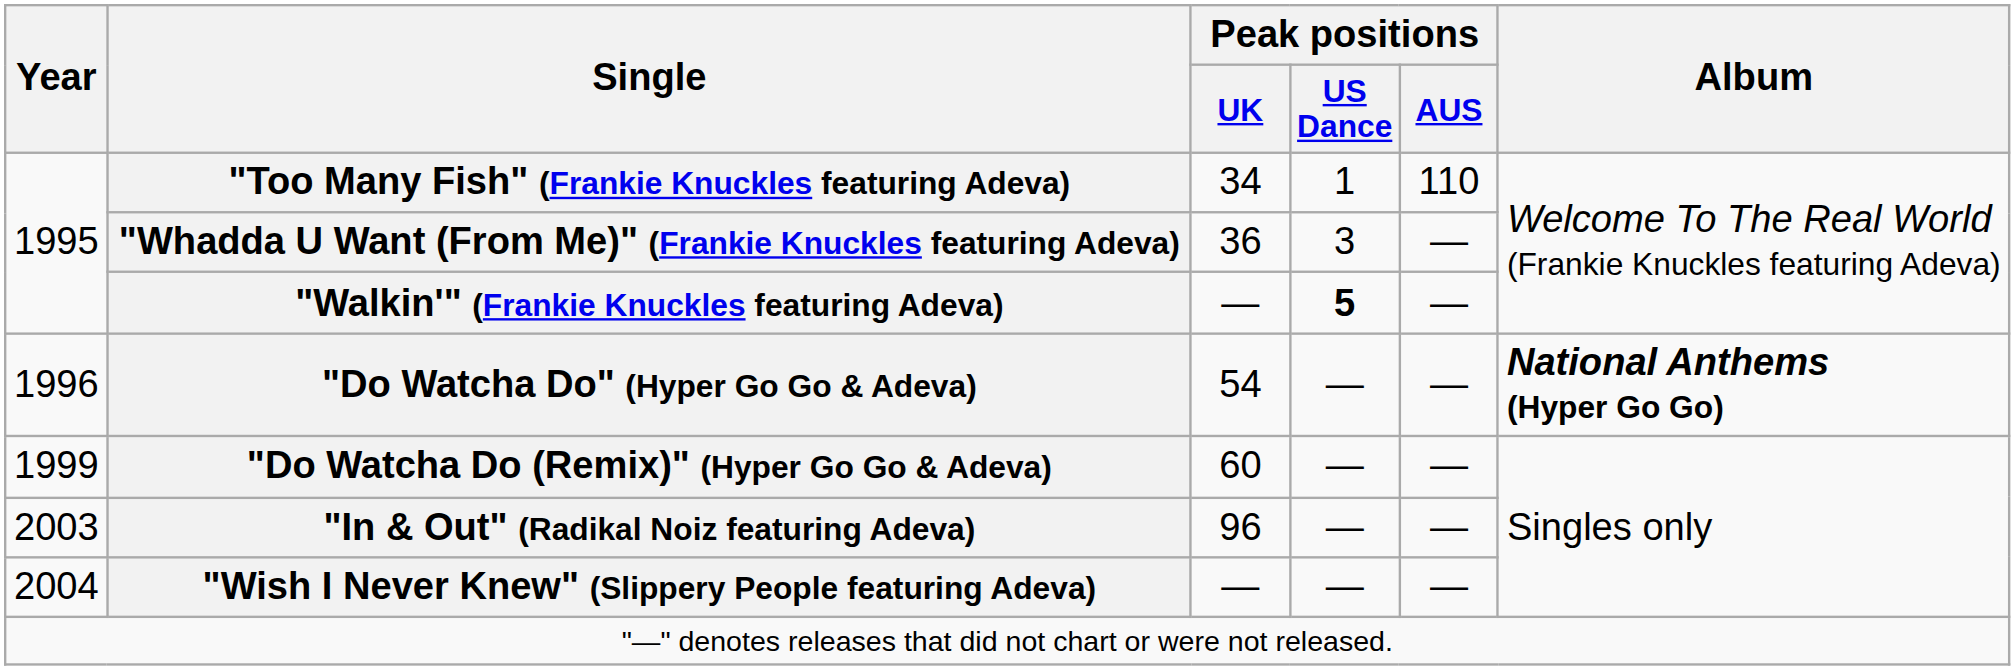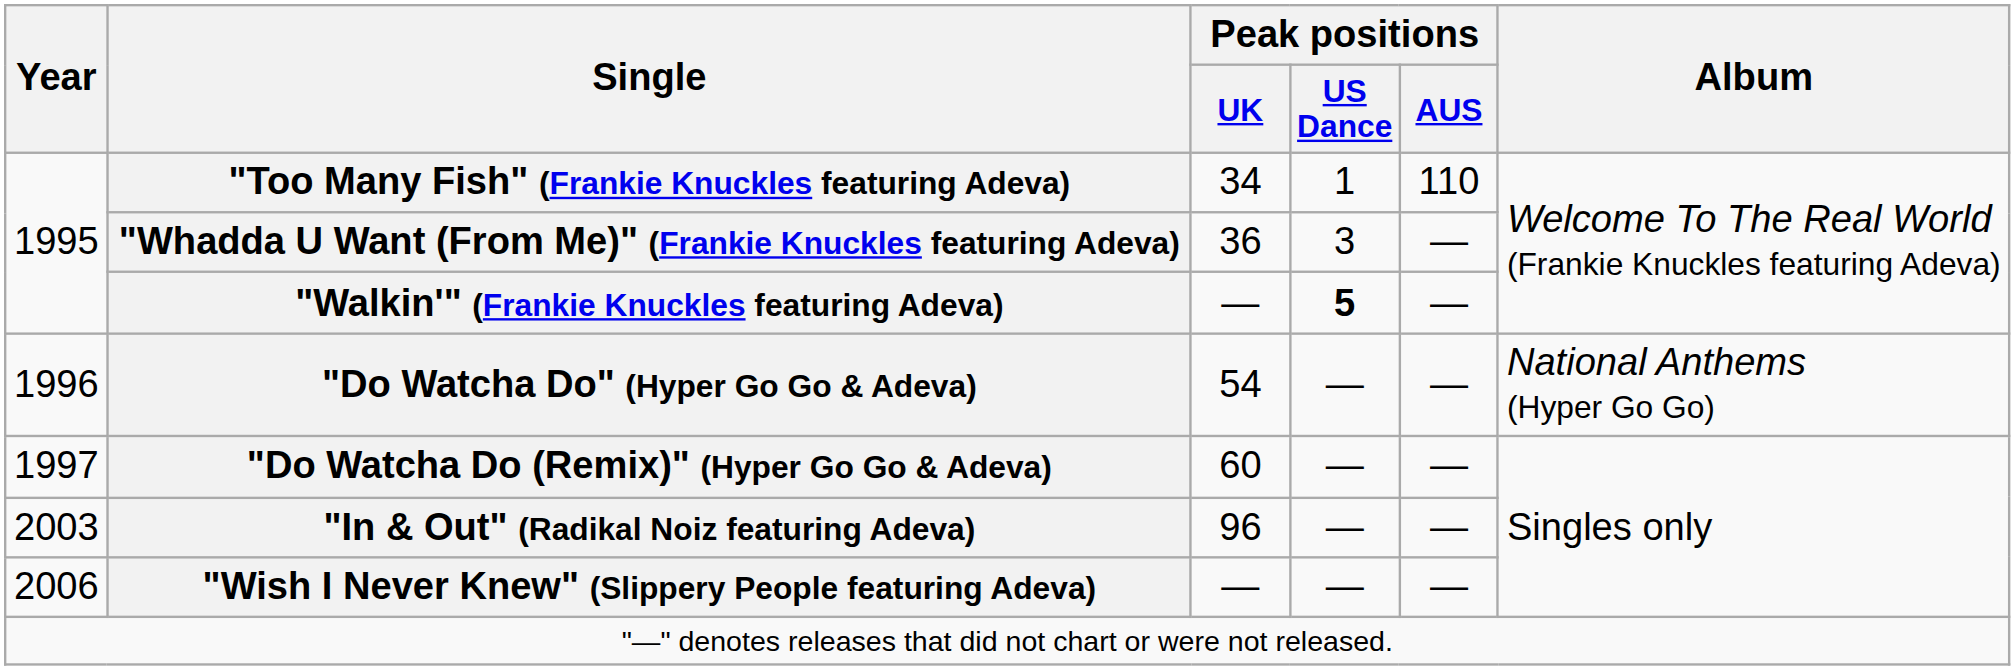(1668, 384) bold -> (1657, 384) normal
(56, 465) 1999 -> (56, 465) 1997
(56, 586) 2004 -> (56, 586) 2006
